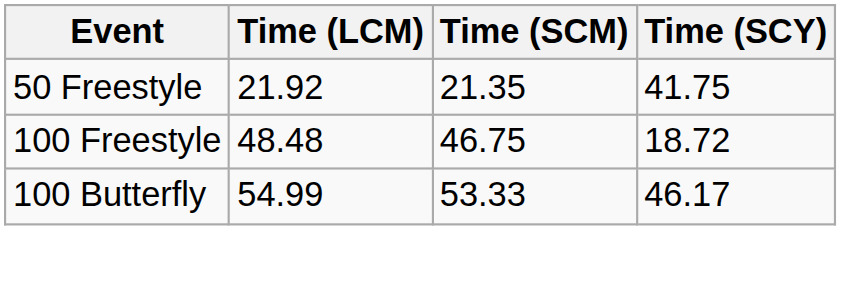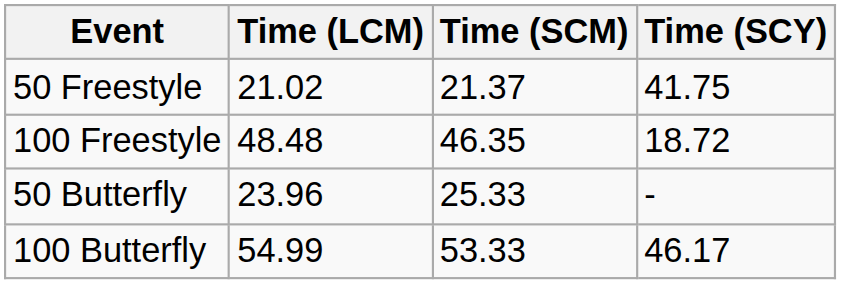(280, 86) 21.92 -> (280, 86) 21.02
(483, 86) 21.35 -> (483, 86) 21.37
(483, 140) 46.75 -> (483, 140) 46.35
+ row: (100, 195)
